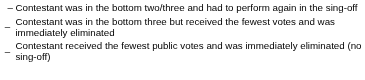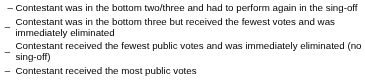+ row: (106, 70)
